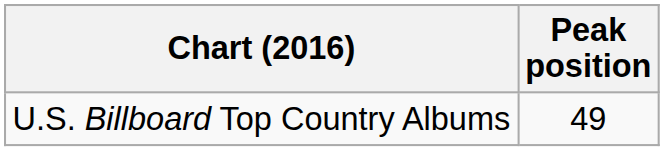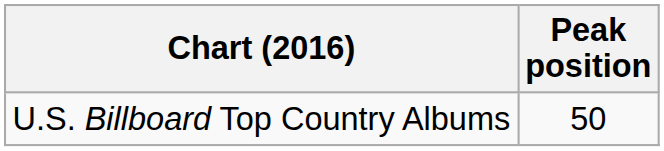(588, 118) 49 -> (588, 118) 50
